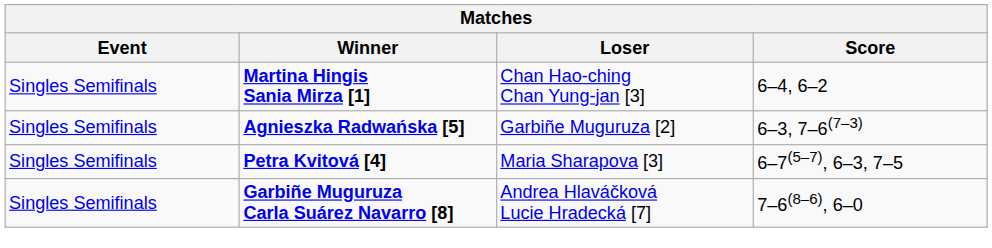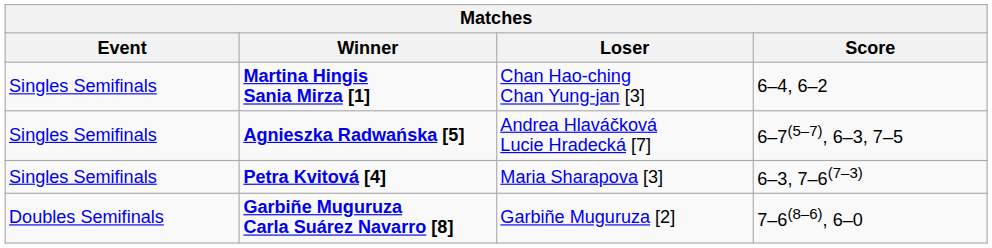(588, 127) Garbiñe Muguruza [2] -> (579, 135) Andrea Hlaváčková Lucie Hradecká [7]
(810, 127) 6–3, 7–6(7–3) -> (830, 135) 6–7(5–7), 6–3, 7–5
(830, 161) 6–7(5–7), 6–3, 7–5 -> (810, 176) 6–3, 7–6(7–3)
(83, 202) Singles Semifinals -> (86, 217) Doubles Semifinals
(579, 202) Andrea Hlaváčková Lucie Hradecká [7] -> (588, 217) Garbiñe Muguruza [2]
